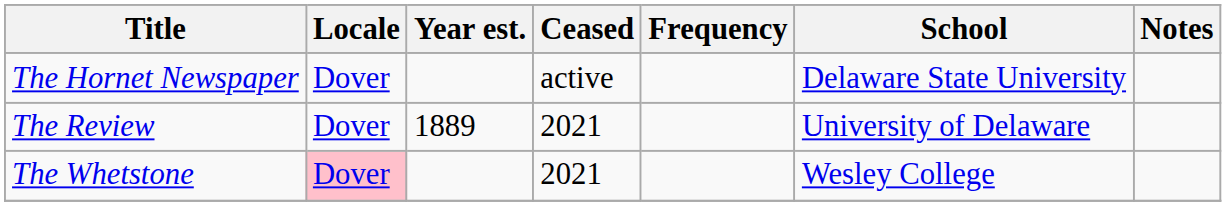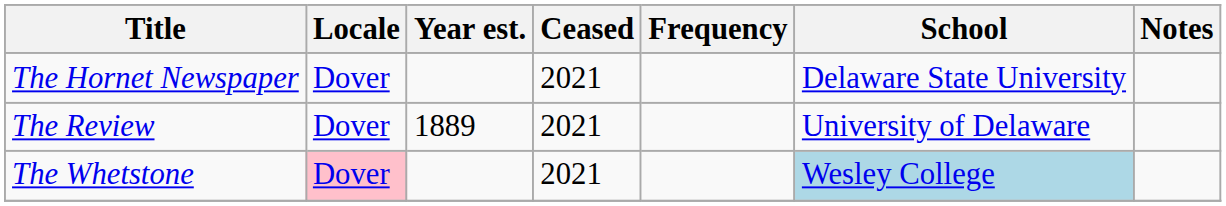(577, 77) active -> (571, 77) 2021
(898, 175) no background -> (898, 175) lightblue background
